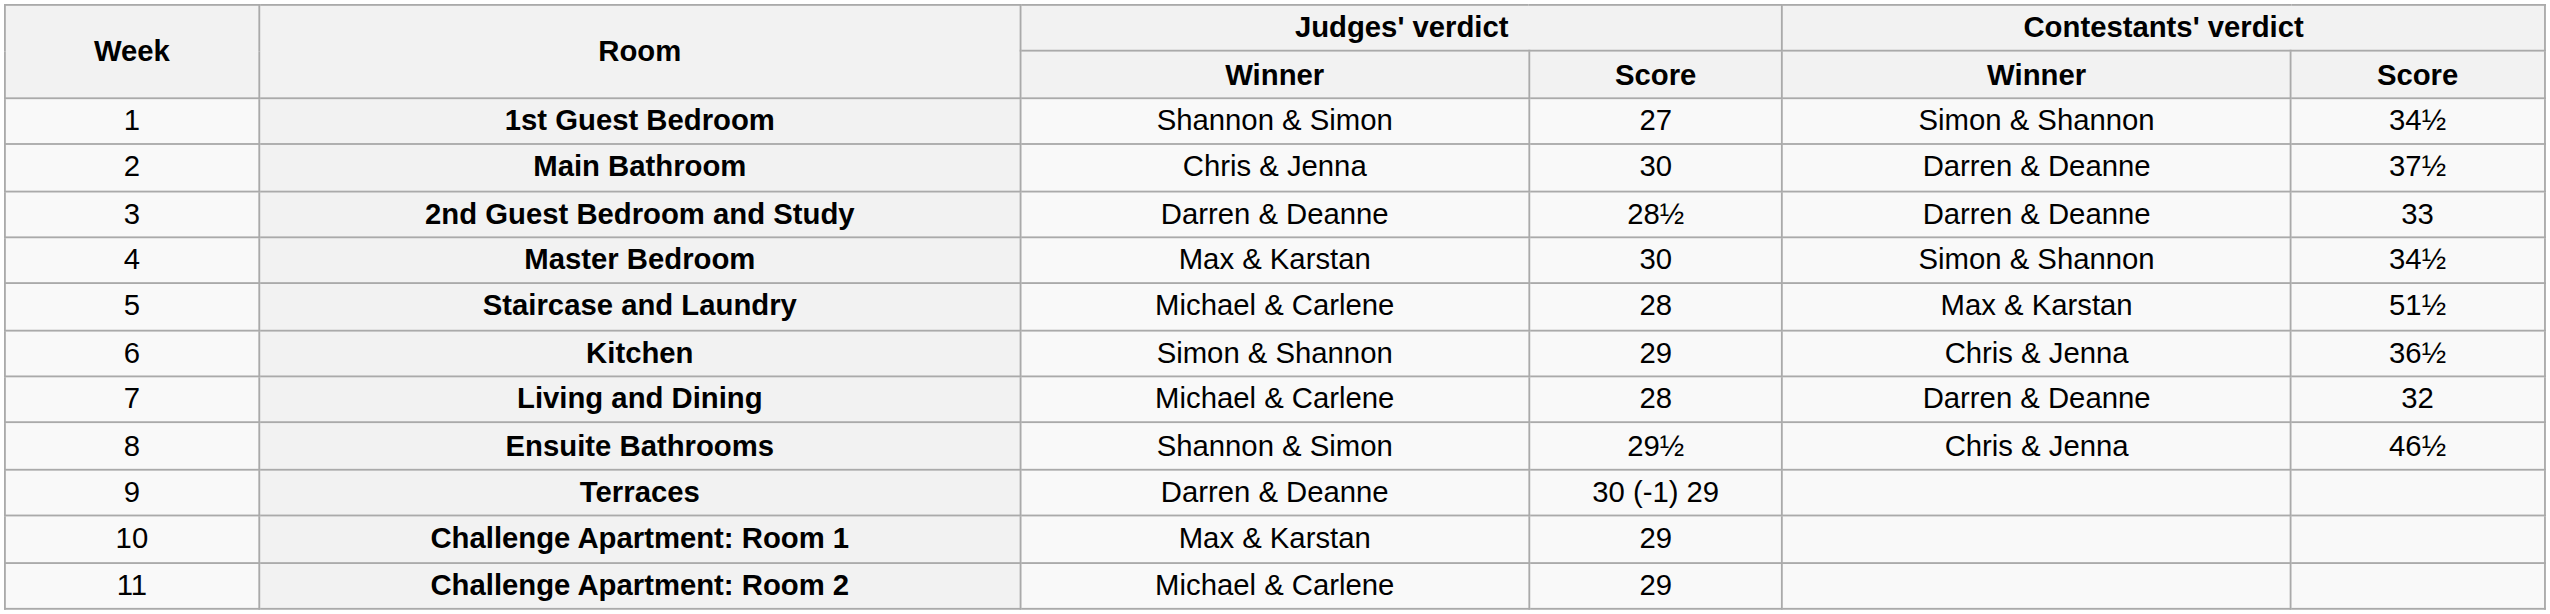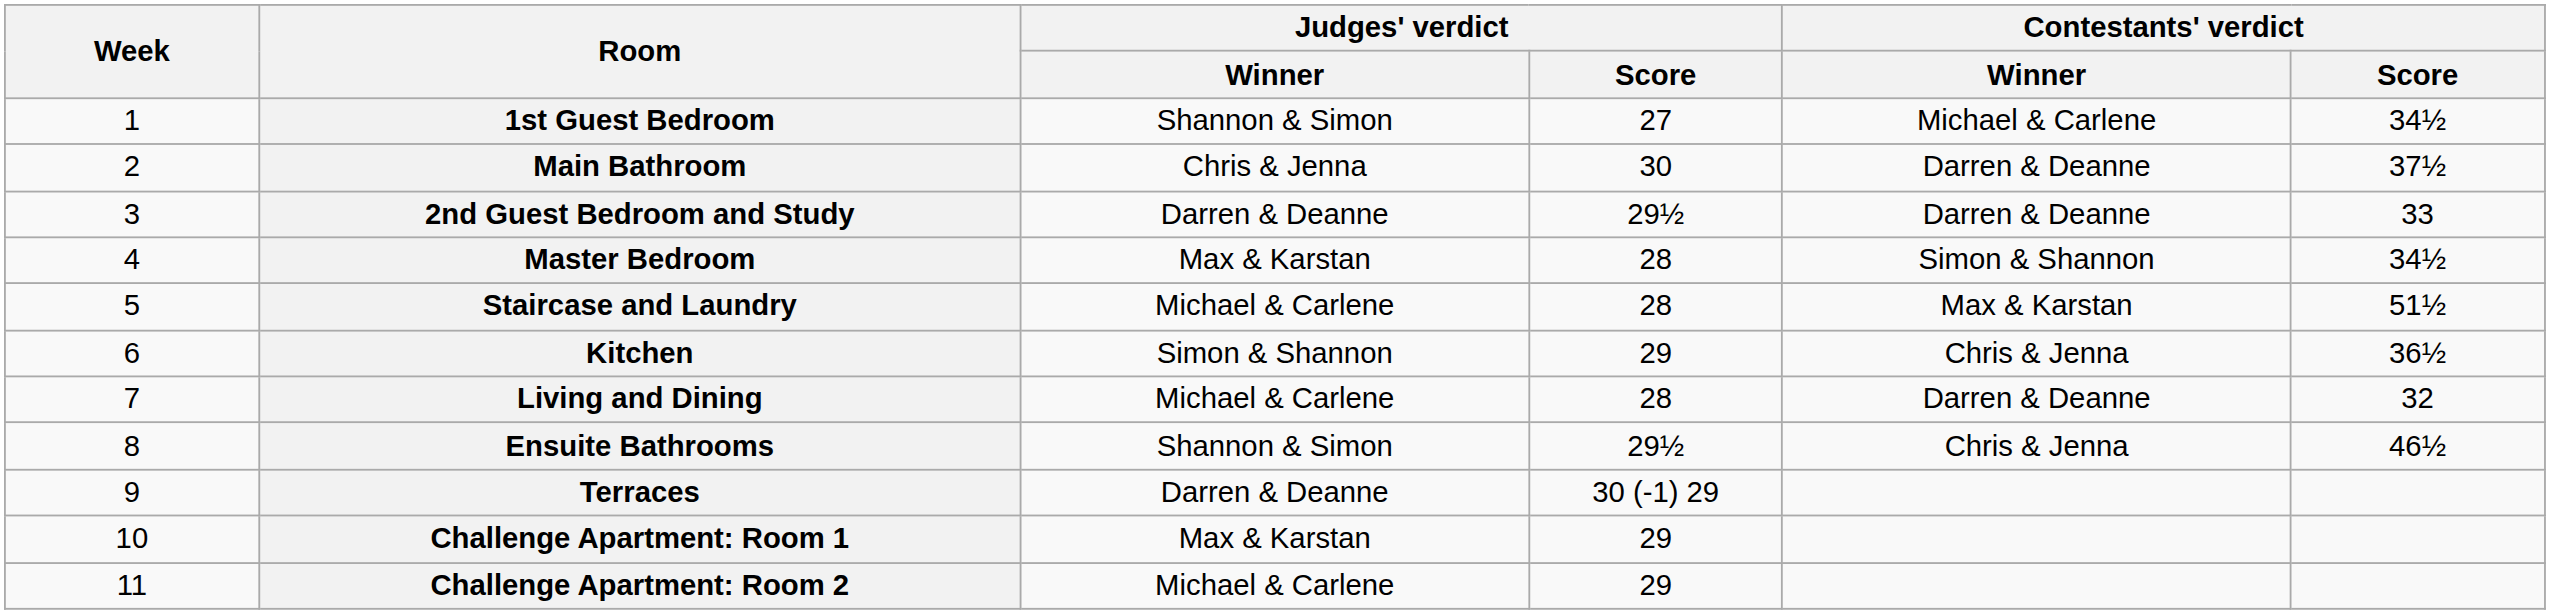(2037, 120) Simon & Shannon -> (2037, 120) Michael & Carlene
(1656, 213) 28½ -> (1656, 213) 29½
(1656, 259) 30 -> (1656, 259) 28
